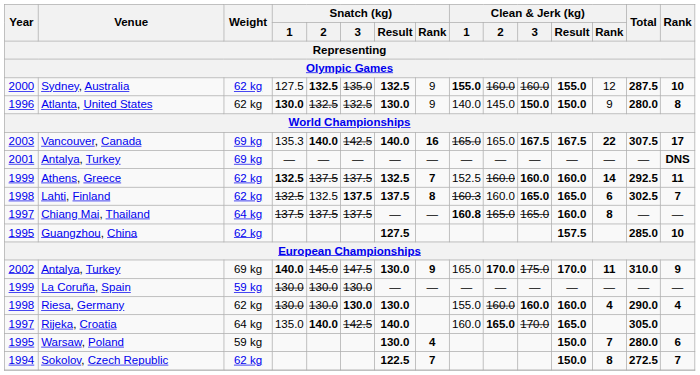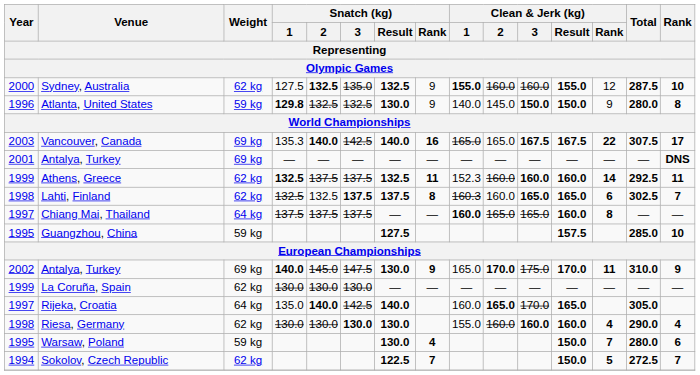(248, 104) 62 kg -> (248, 104) 59 kg
(289, 104) 130.0 -> (289, 104) 129.8
(432, 178) 7 -> (432, 178) 11
(466, 178) 152.5 -> (466, 178) 152.3
(466, 214) 160.8 -> (466, 214) 160.0
(248, 232) 62 kg -> (248, 232) 59 kg
(248, 287) 59 kg -> (248, 287) 62 kg
rows swapped: (21, 305) <-> (21, 324)
(609, 360) 8 -> (609, 360) 5
